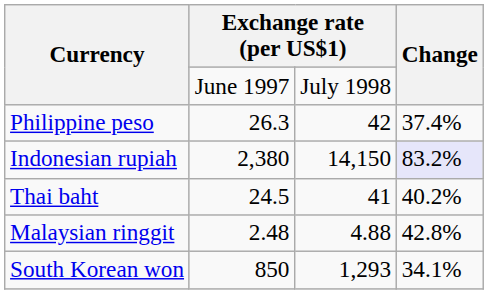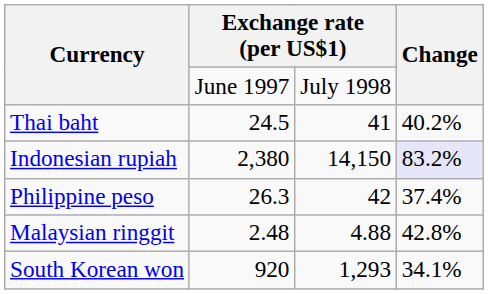rows swapped: (54, 196) <-> (82, 122)
(272, 269) 850 -> (272, 269) 920
